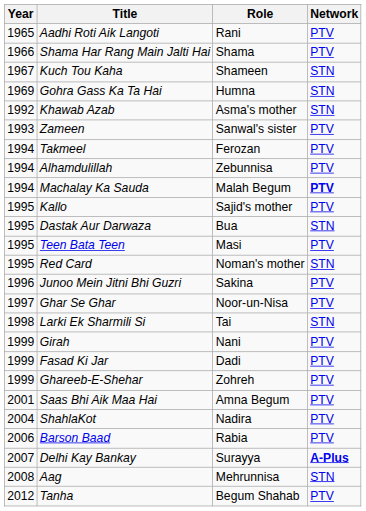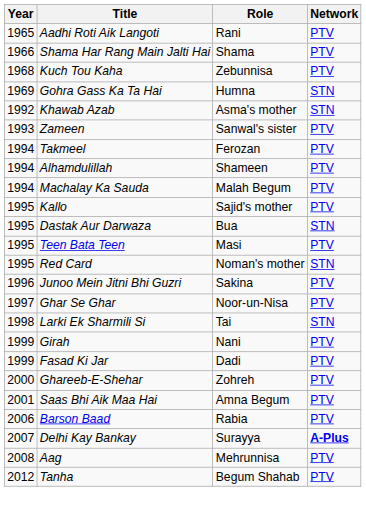(21, 71) 1967 -> (21, 71) 1968
(242, 71) Shameen -> (244, 71) Zebunnisa
(322, 71) STN -> (322, 71) PTV
(244, 168) Zebunnisa -> (242, 168) Shameen
(322, 187) bold -> (322, 187) normal
(21, 380) 1999 -> (21, 380) 2000
- row: (68, 419)
(322, 476) STN -> (322, 457) PTV
